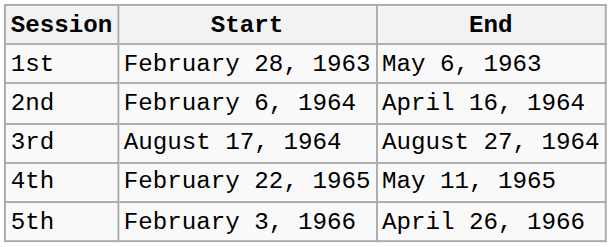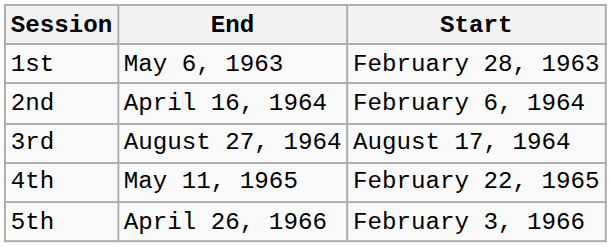columns swapped: (247, 25) <-> (491, 25)
